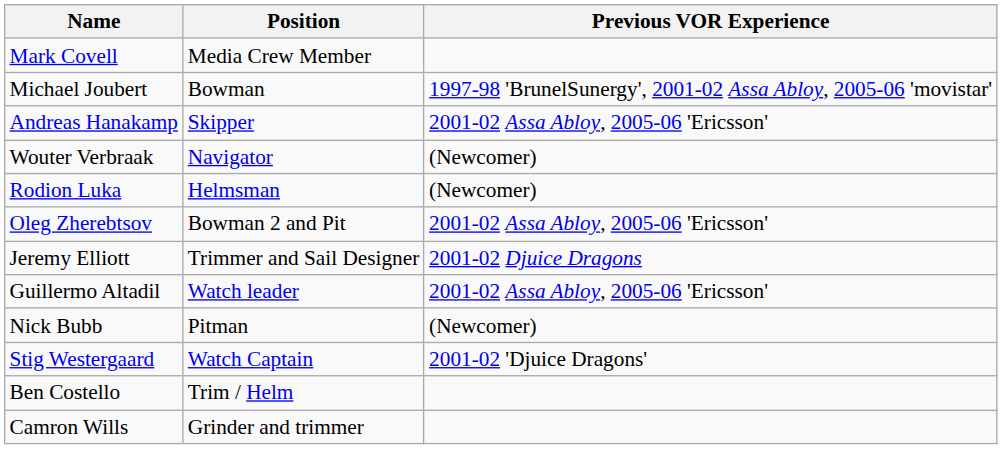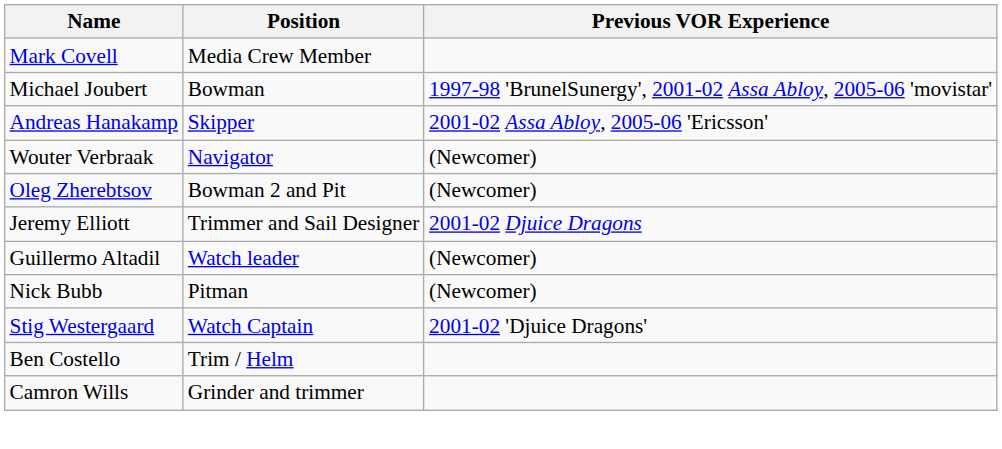- row: (65, 190)
(599, 223) 2001-02 Assa Abloy, 2005-06 'Ericsson' -> (483, 190) (Newcomer)
(599, 291) 2001-02 Assa Abloy, 2005-06 'Ericsson' -> (483, 257) (Newcomer)
